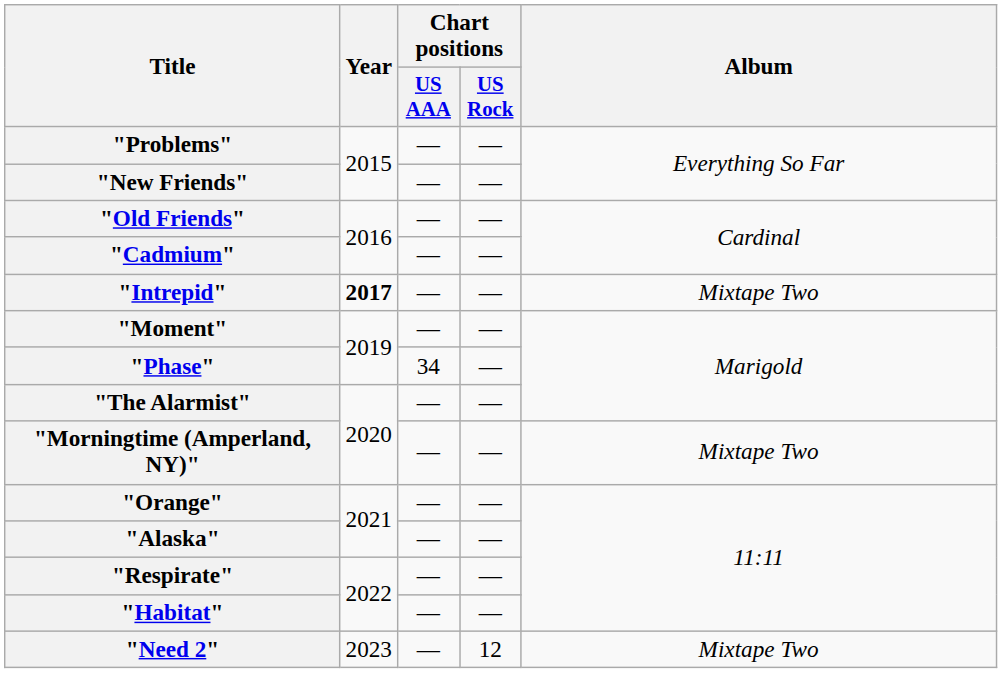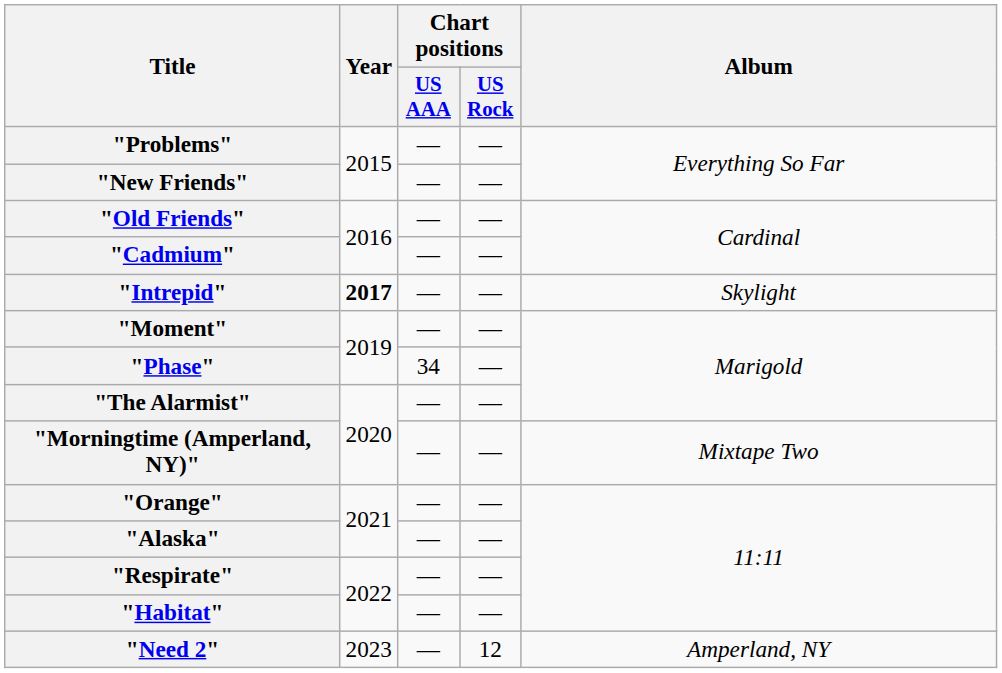(759, 292) Mixtape Two -> (759, 292) Skylight
(759, 649) Mixtape Two -> (759, 649) Amperland, NY
